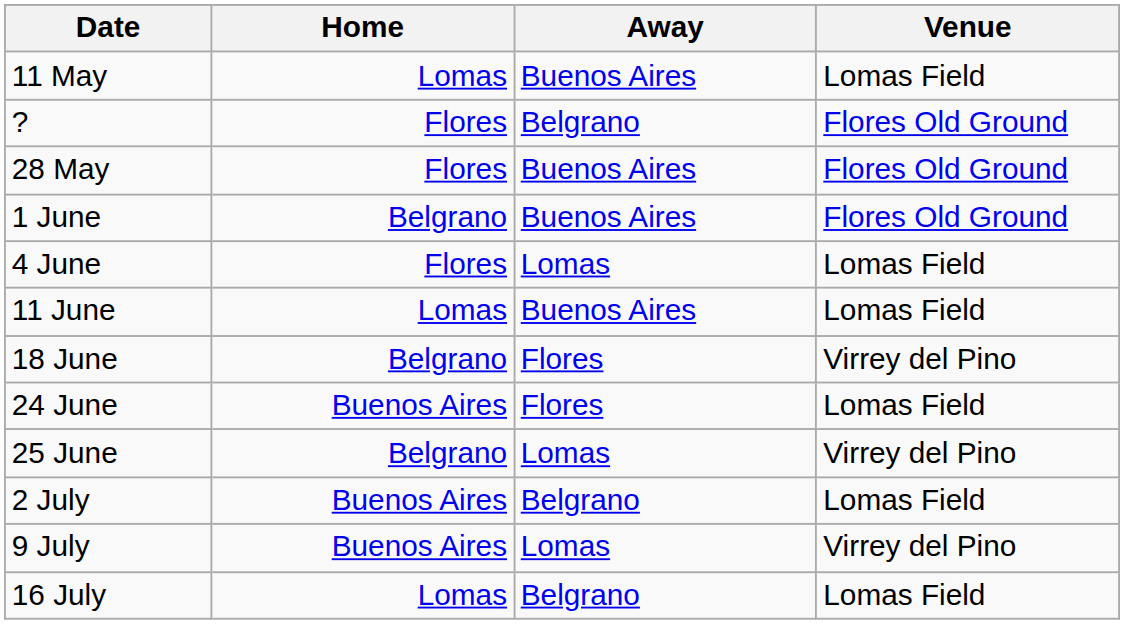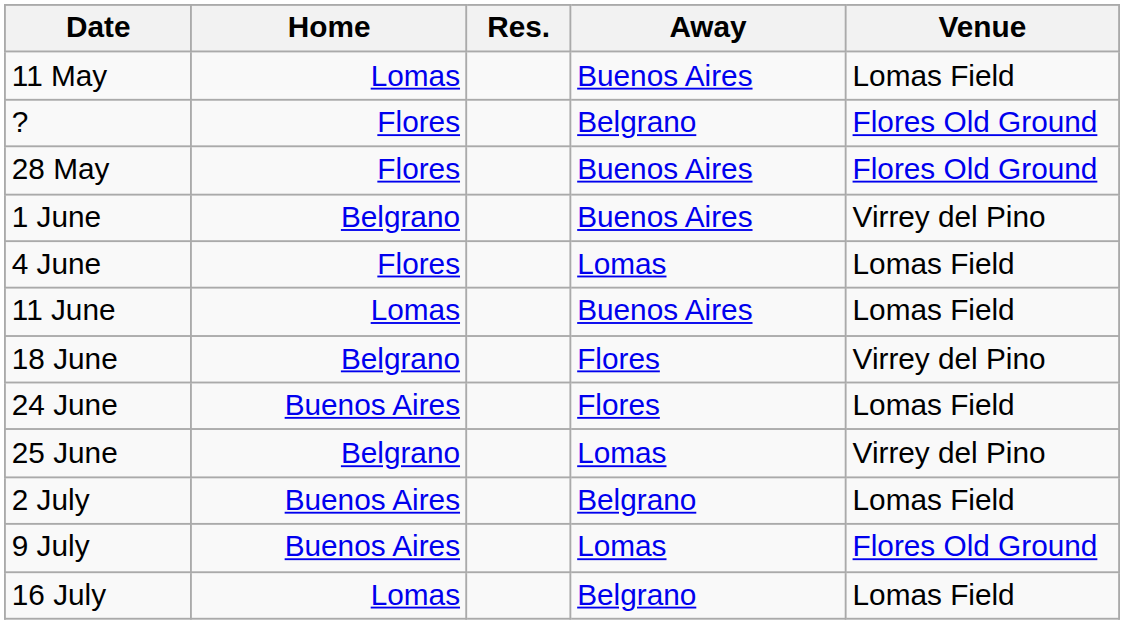+ column: (519, 28)
(946, 216) Flores Old Ground -> (949, 216) Virrey del Pino
(920, 547) Virrey del Pino -> (975, 547) Flores Old Ground
